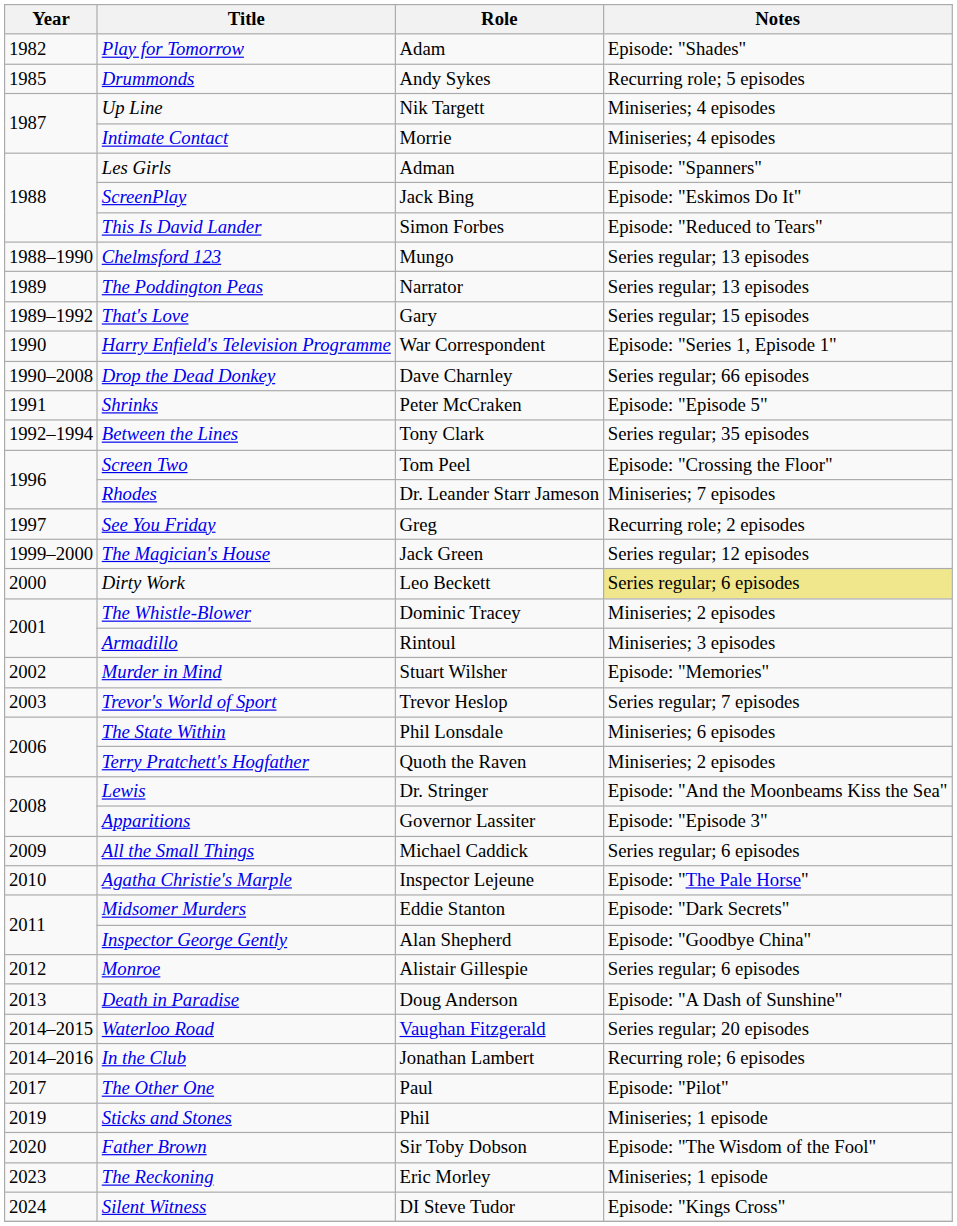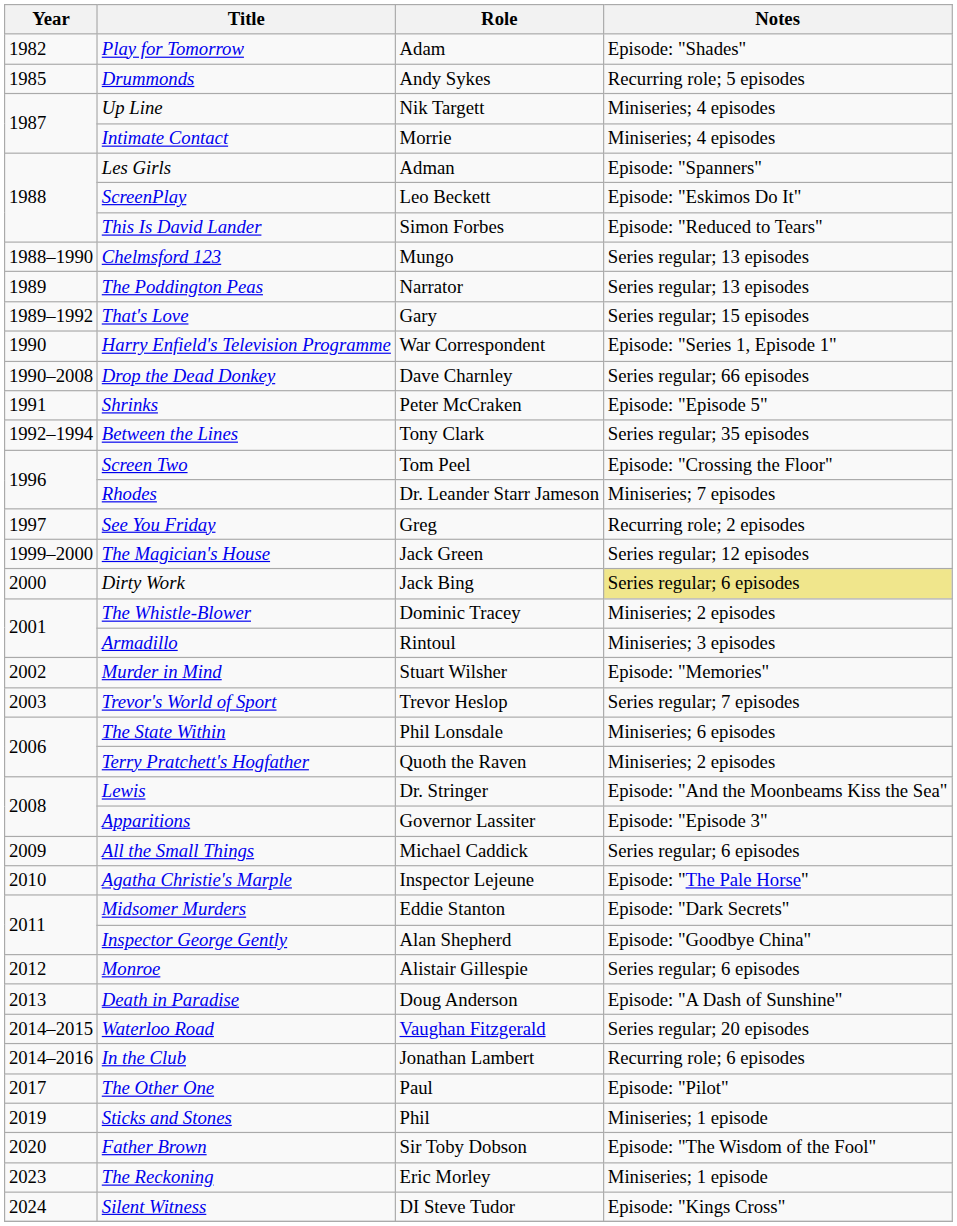(437, 197) Jack Bing -> (445, 197) Leo Beckett
(445, 583) Leo Beckett -> (437, 583) Jack Bing
